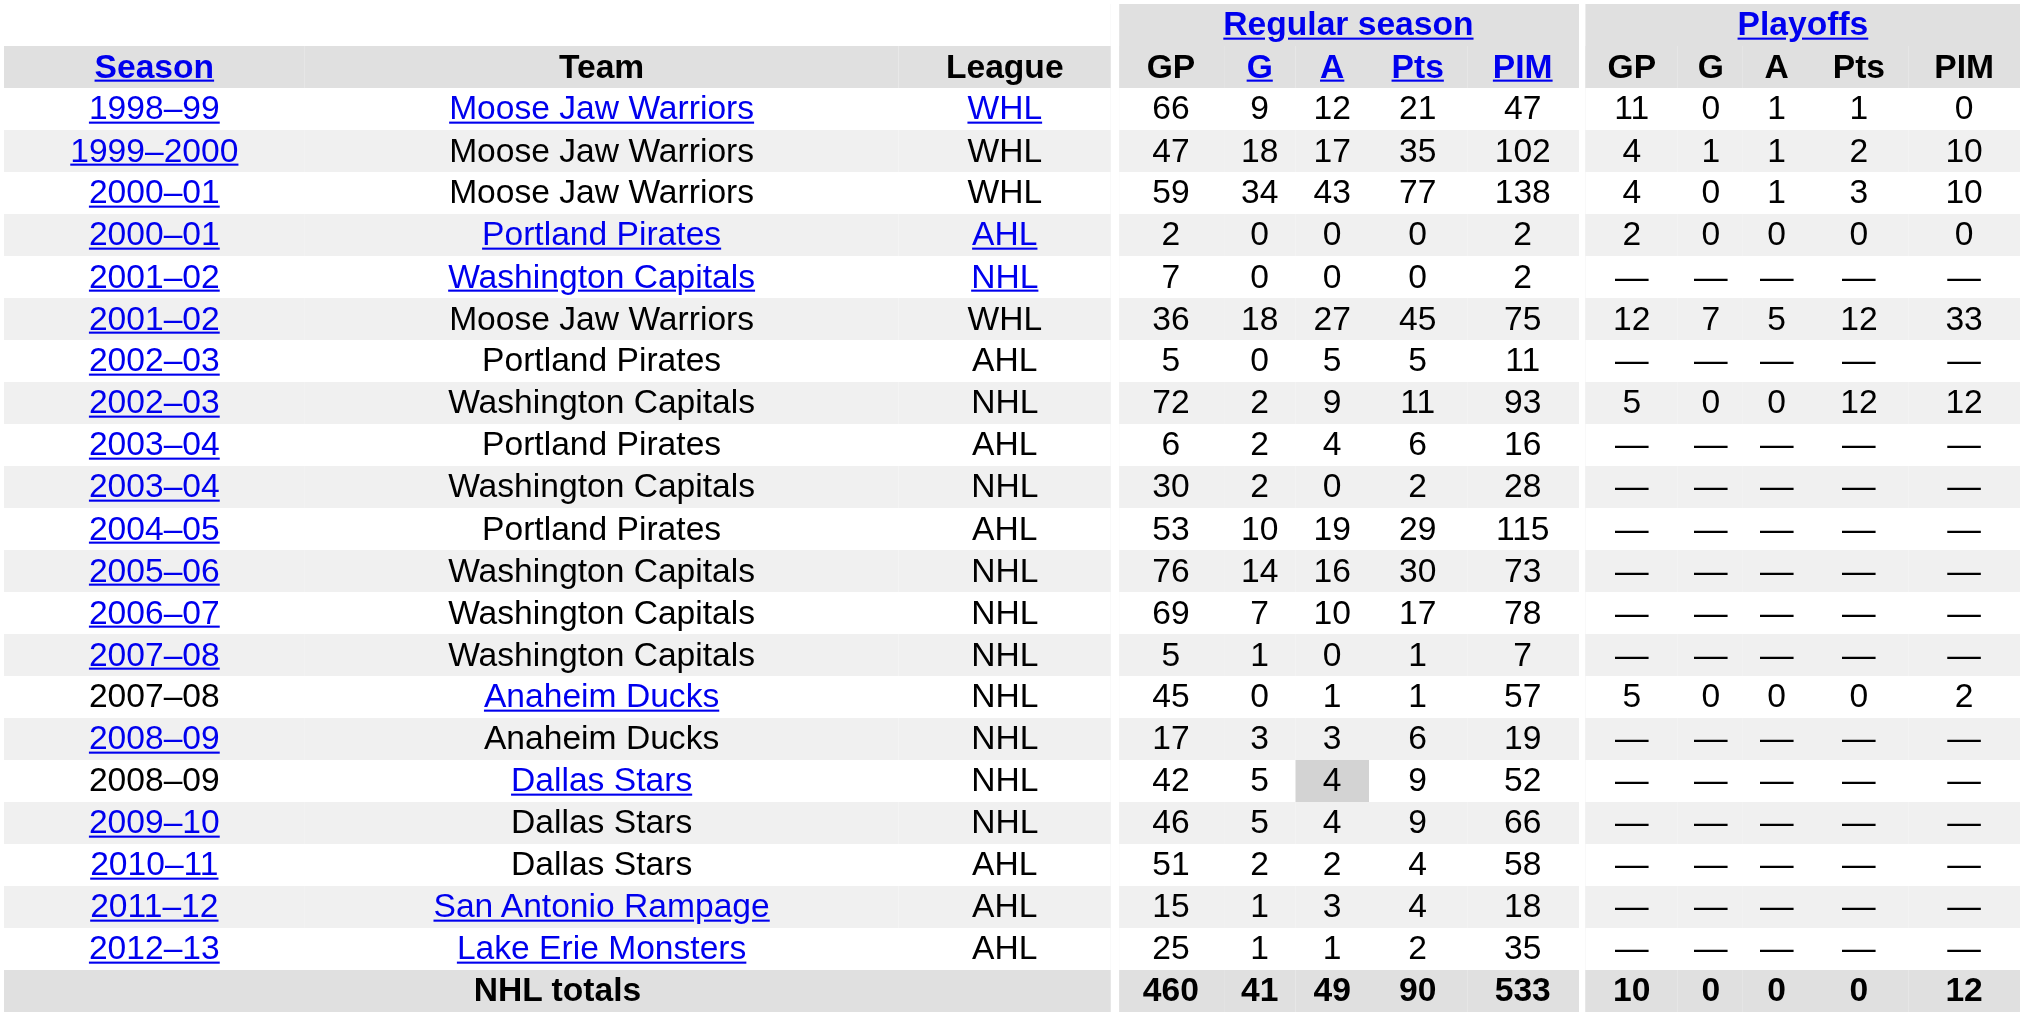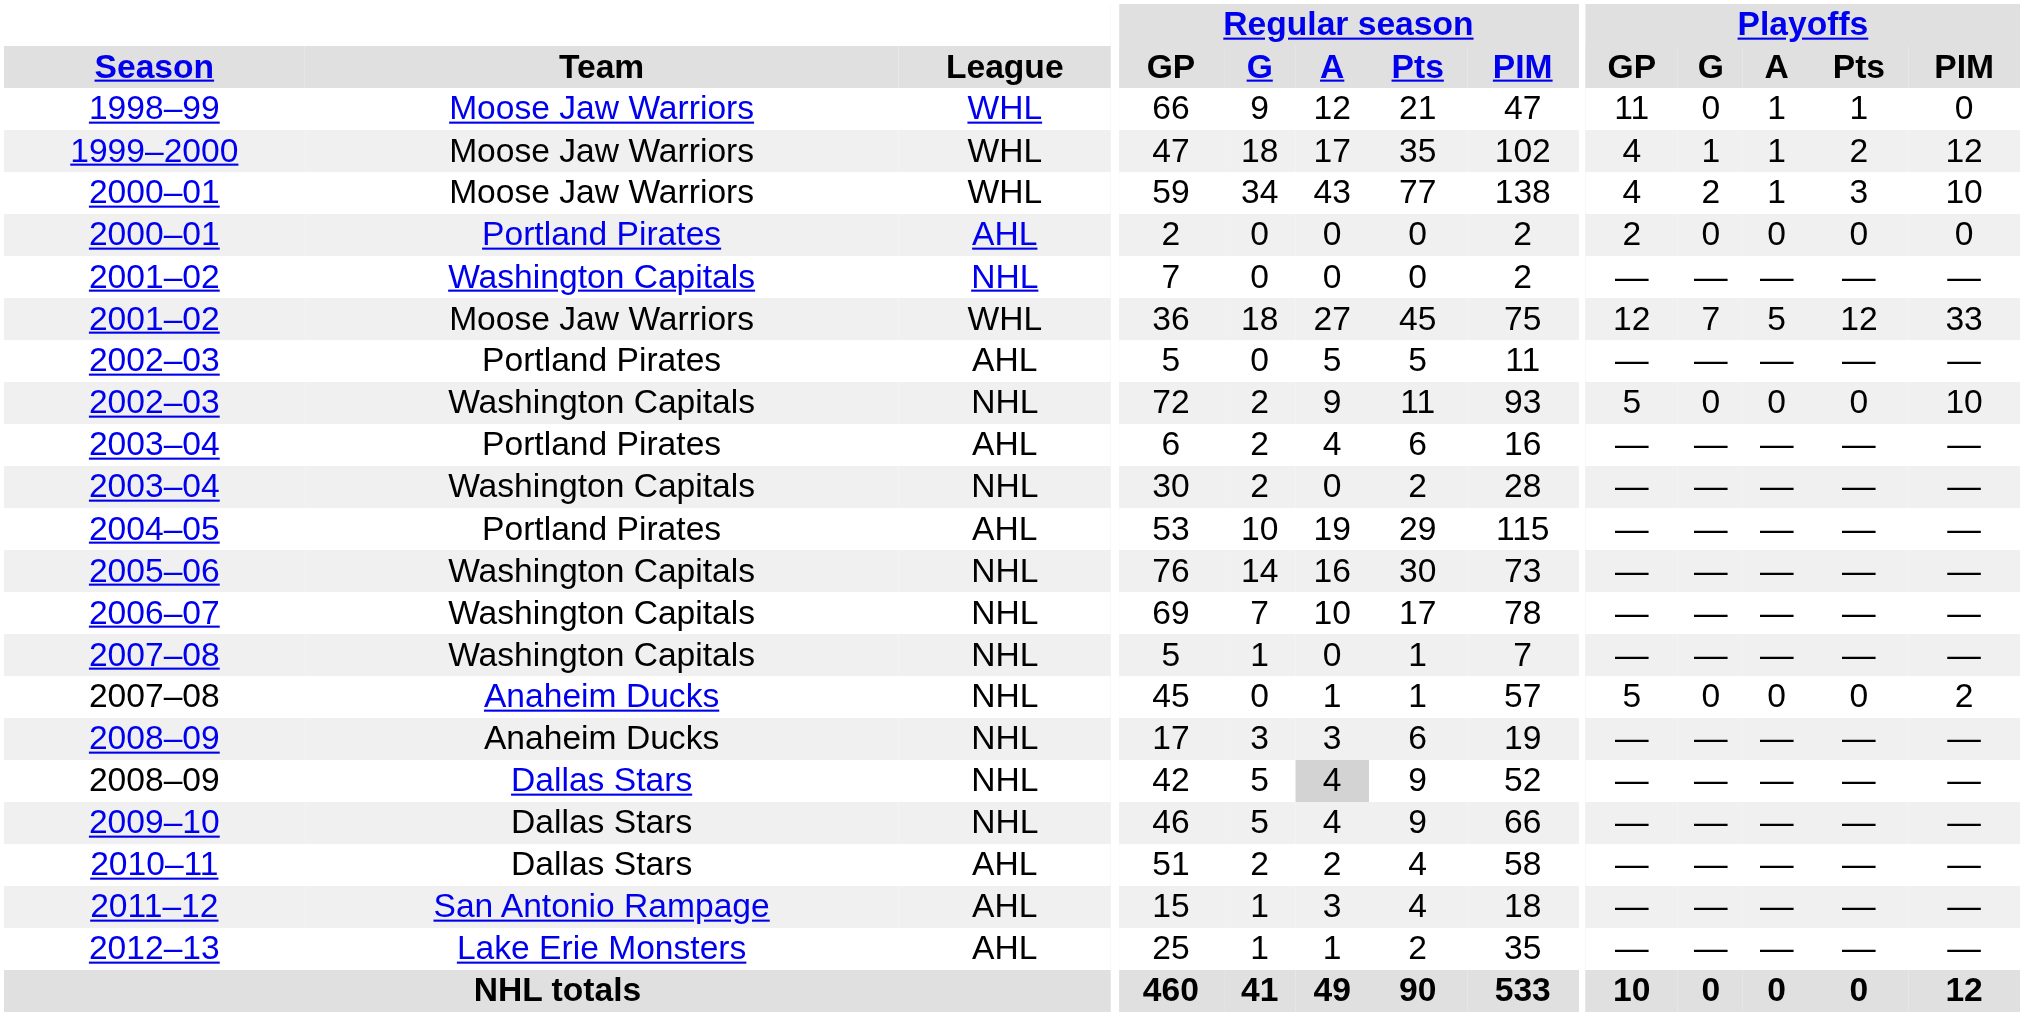(1964, 150) 10 -> (1964, 150) 12
(1711, 192) 0 -> (1711, 192) 2
(1859, 402) 12 -> (1859, 402) 0
(1964, 402) 12 -> (1964, 402) 10
